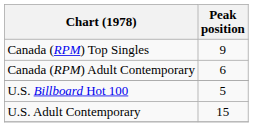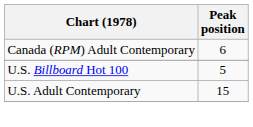- row: (78, 49)
